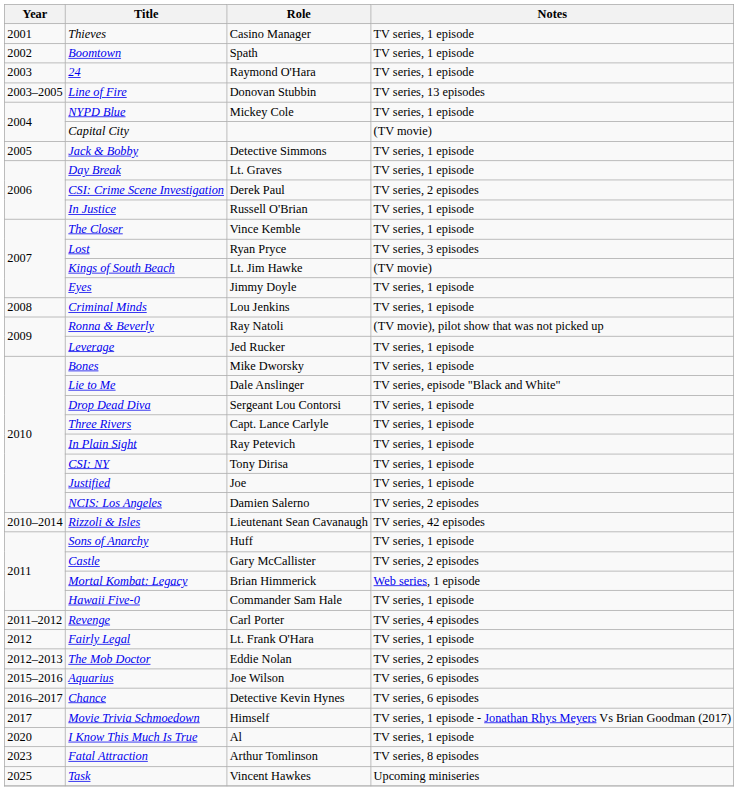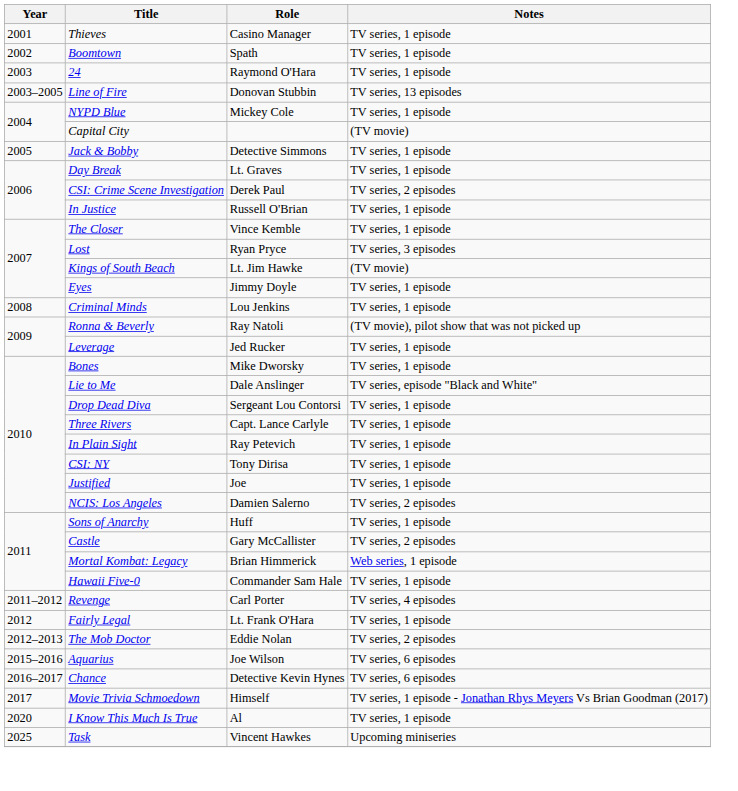- row: (104, 522)
- row: (108, 756)
